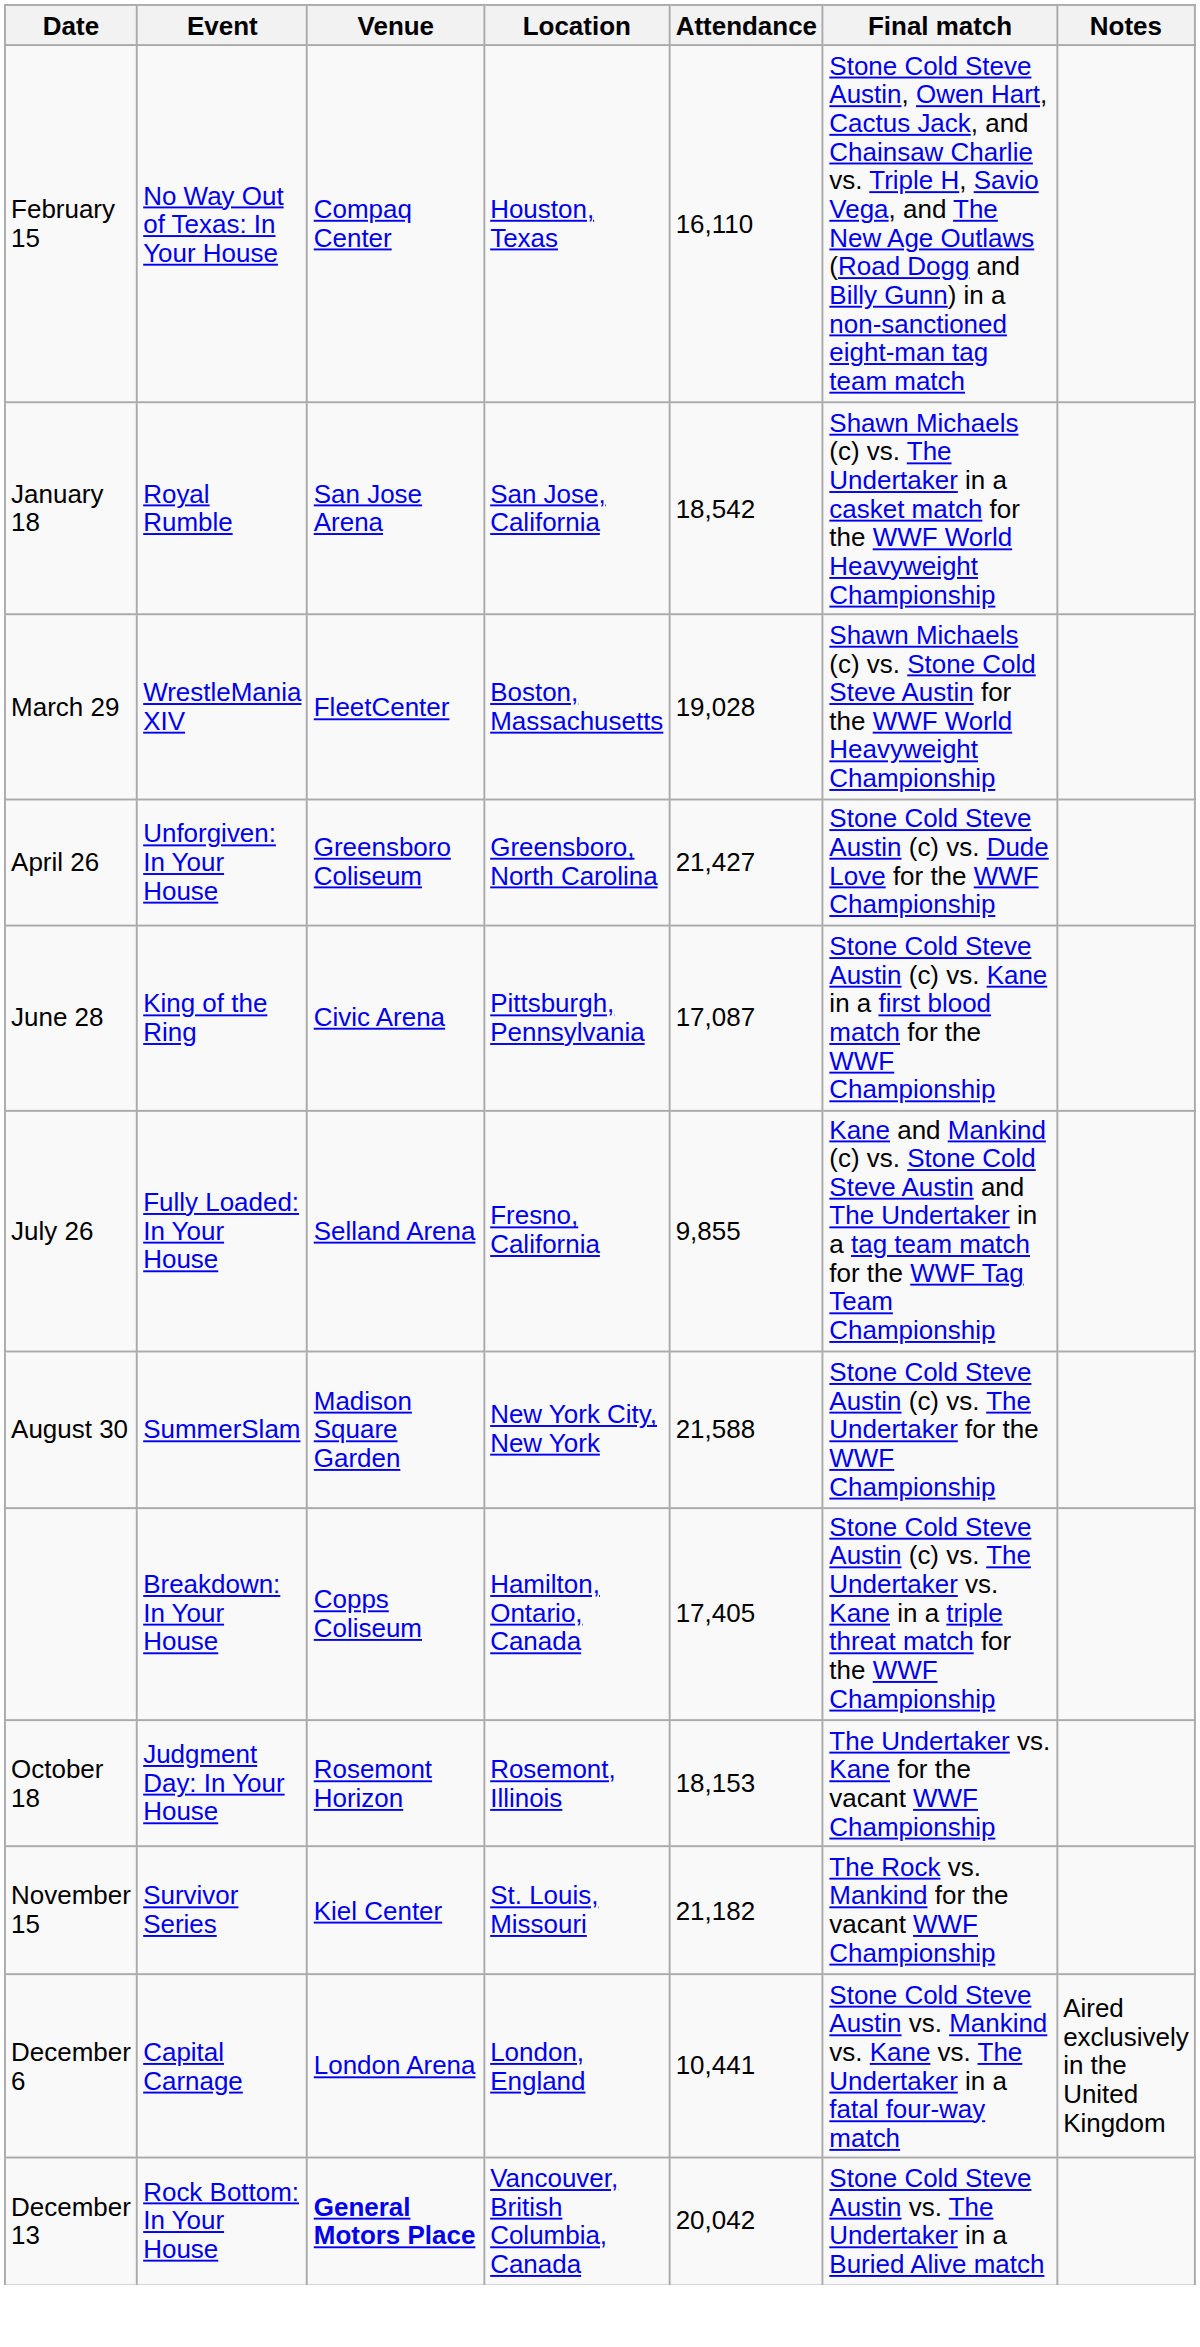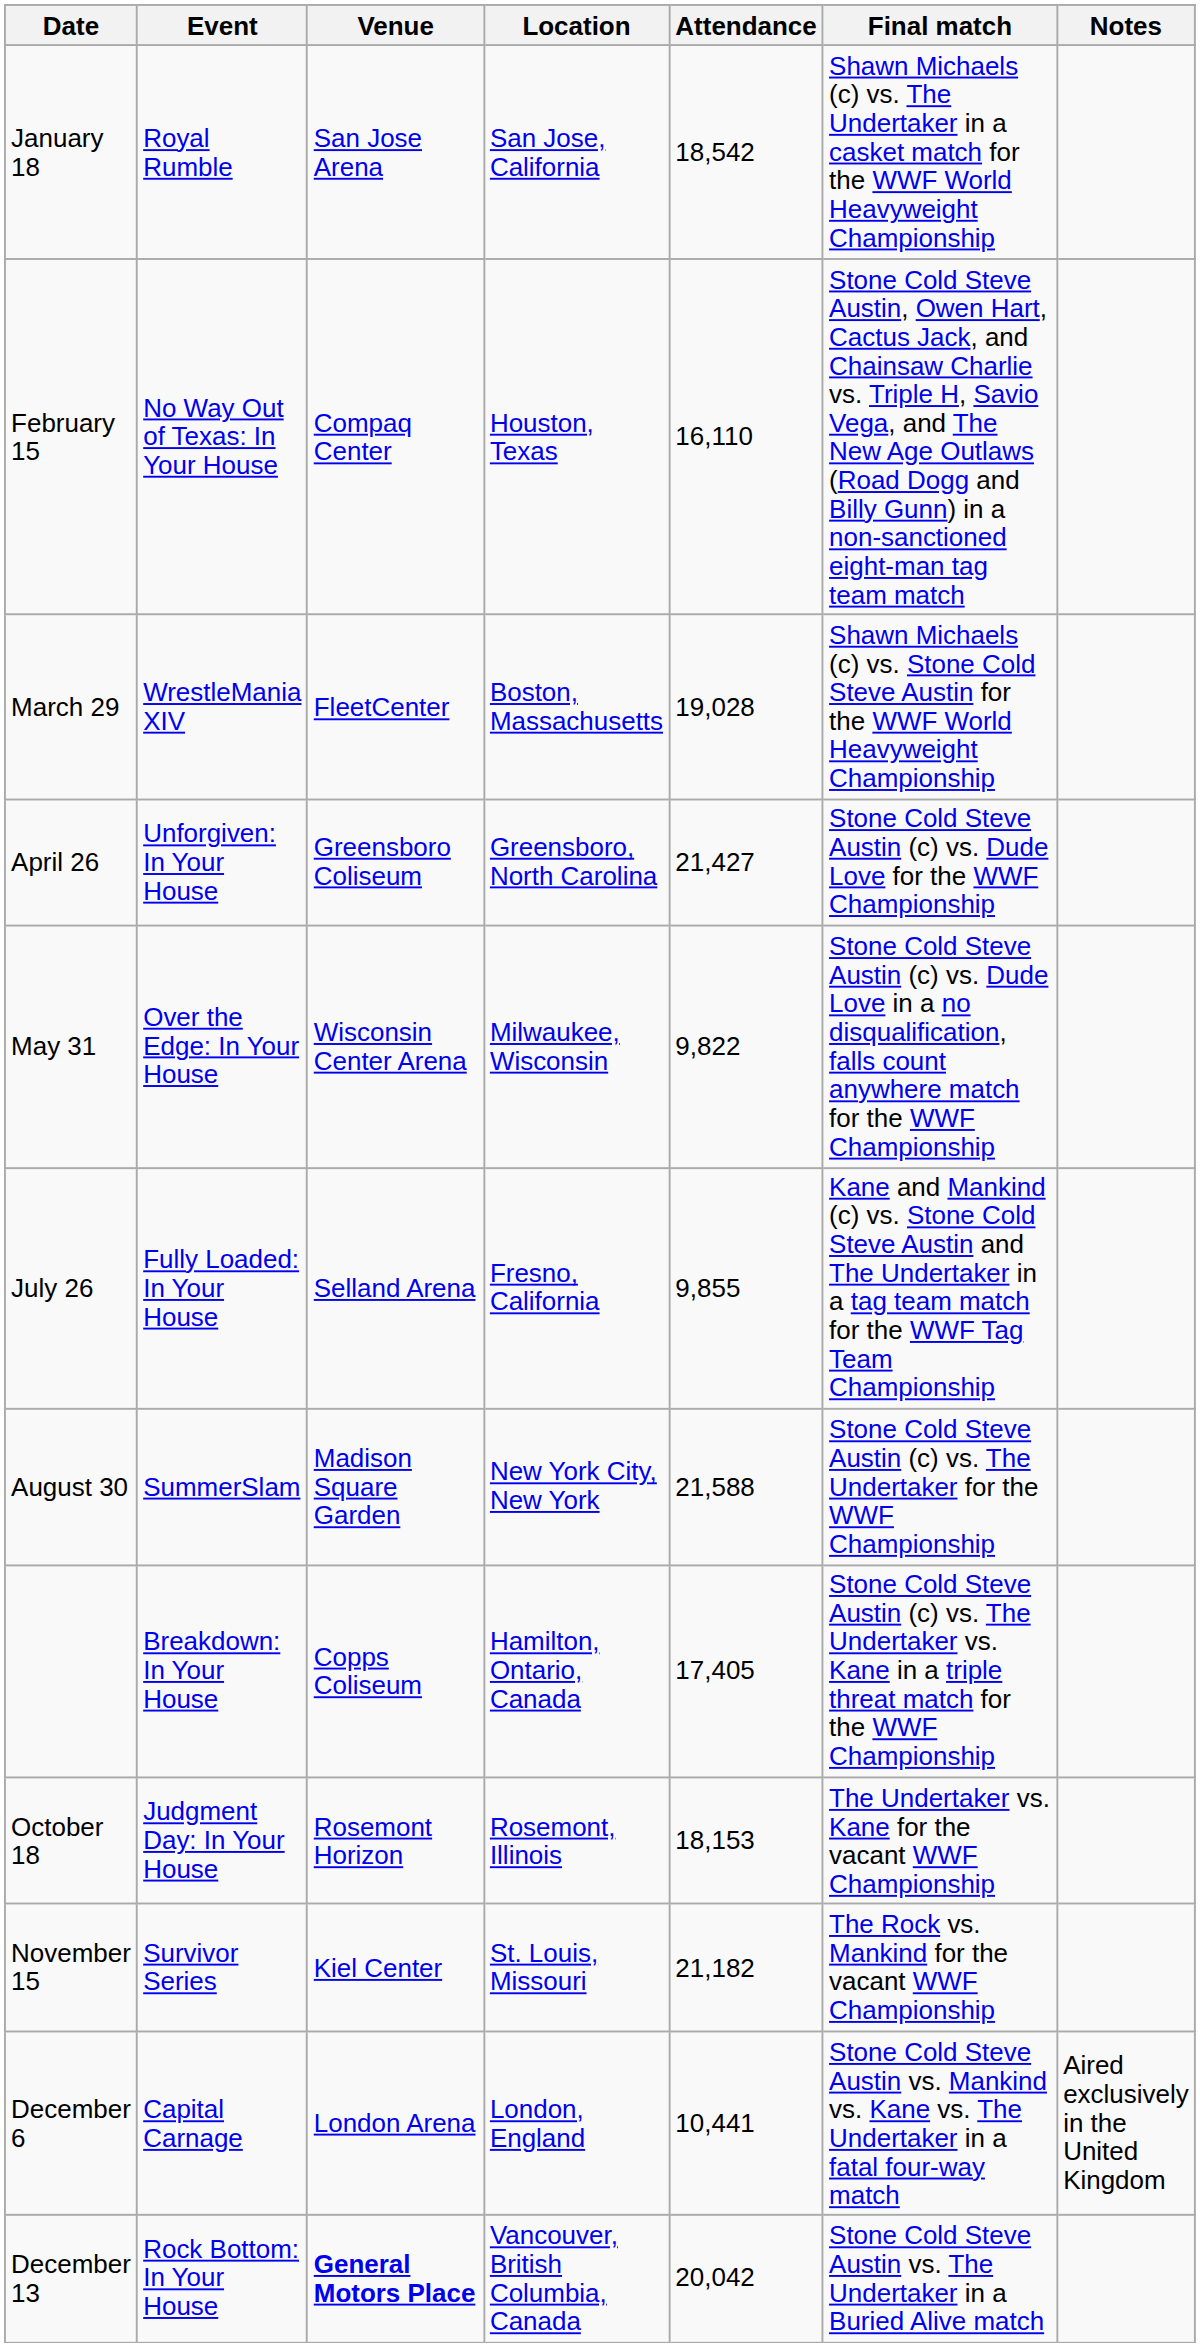rows swapped: (57, 508) <-> (63, 224)
+ row: (54, 1046)
- row: (57, 1018)
